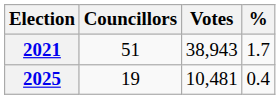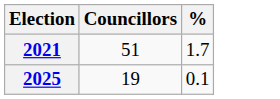- column: (212, 19)
(258, 79) 0.4 -> (198, 79) 0.1
